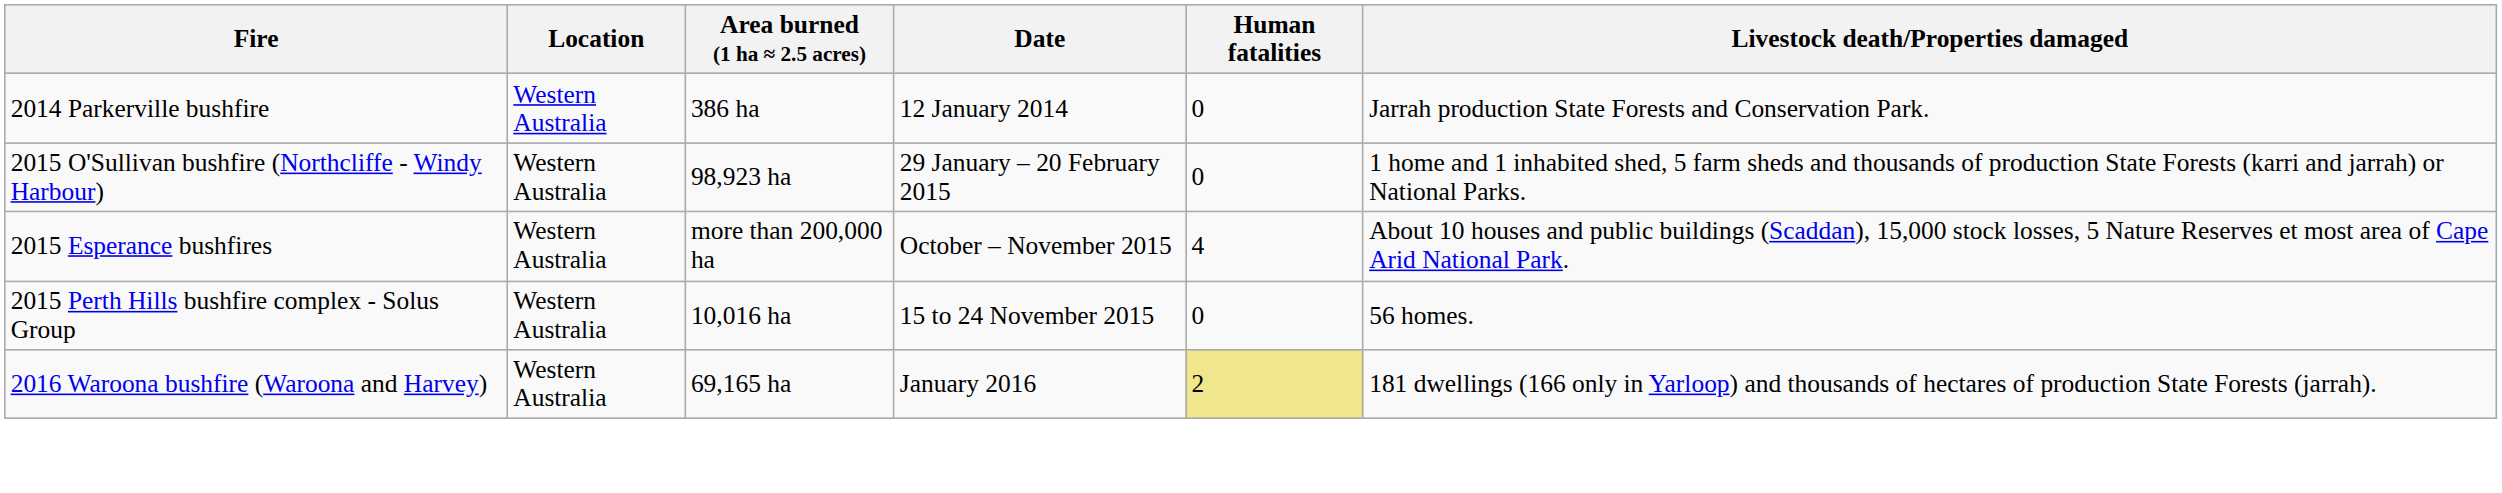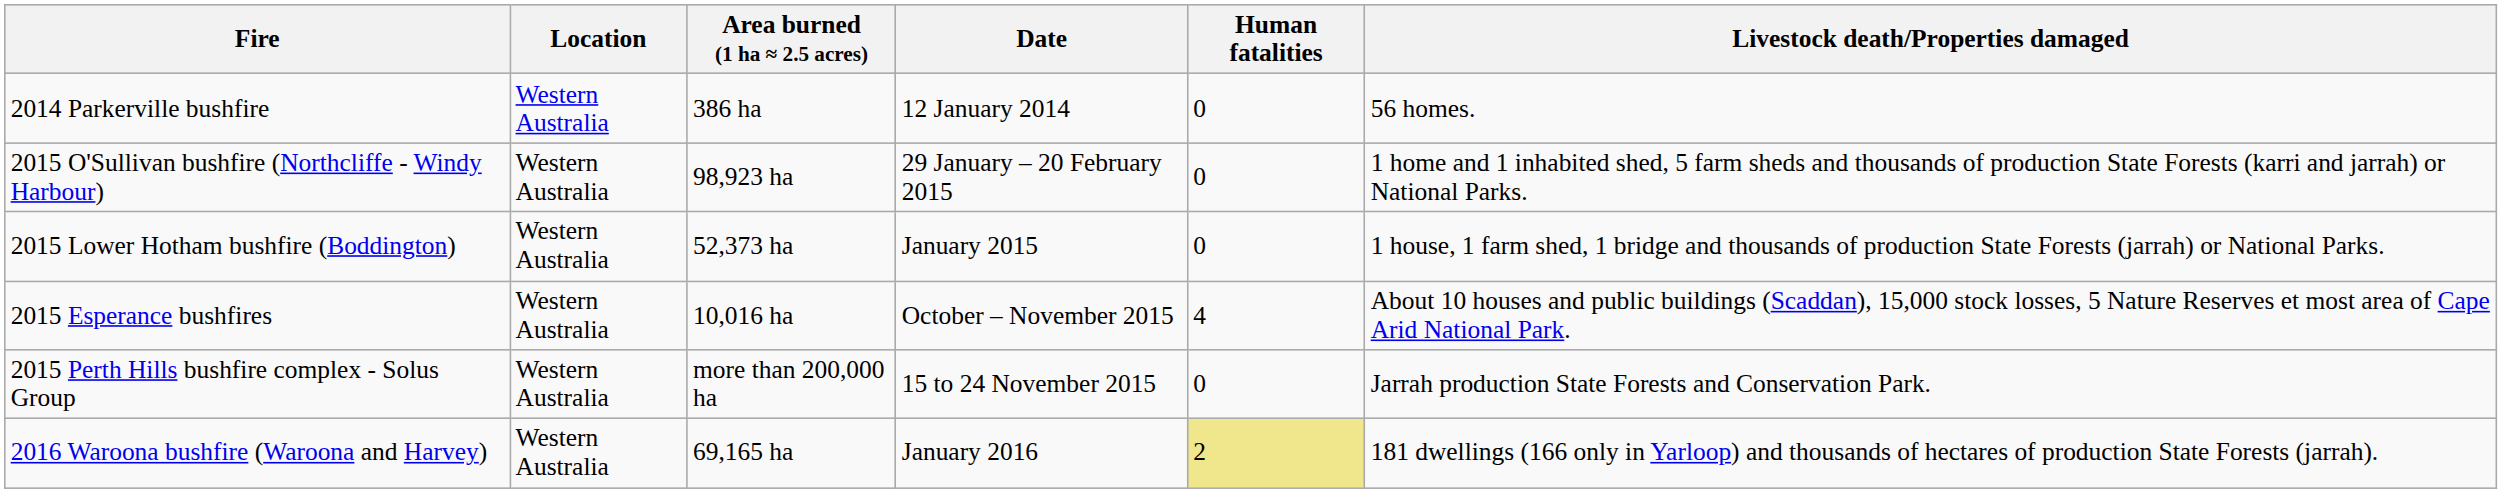(1649, 107) Jarrah production State Forests and Conservation Park. -> (1423, 107) 56 homes.
+ row: (233, 245)
(787, 245) more than 200,000 ha -> (743, 314) 10,016 ha
(741, 314) 10,016 ha -> (789, 383) more than 200,000 ha
(1421, 314) 56 homes. -> (1651, 383) Jarrah production State Forests and Conservation Park.
